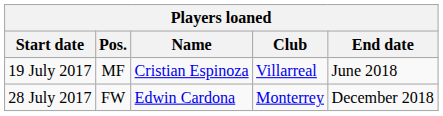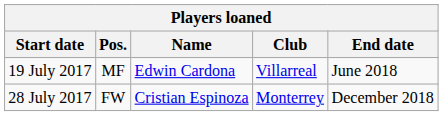(192, 71) Cristian Espinoza -> (185, 71) Edwin Cardona
(185, 97) Edwin Cardona -> (192, 97) Cristian Espinoza
